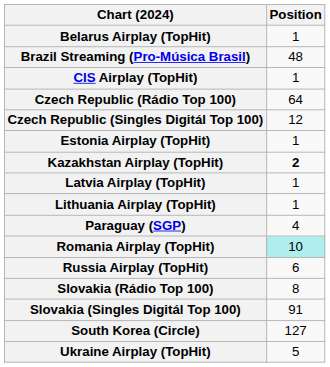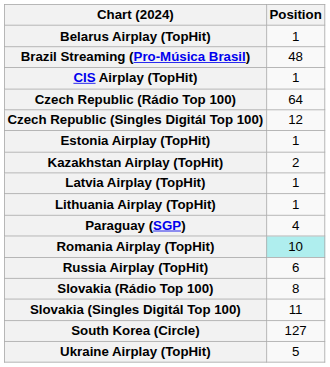(296, 162) bold -> (296, 162) normal
(296, 309) 91 -> (296, 309) 11
